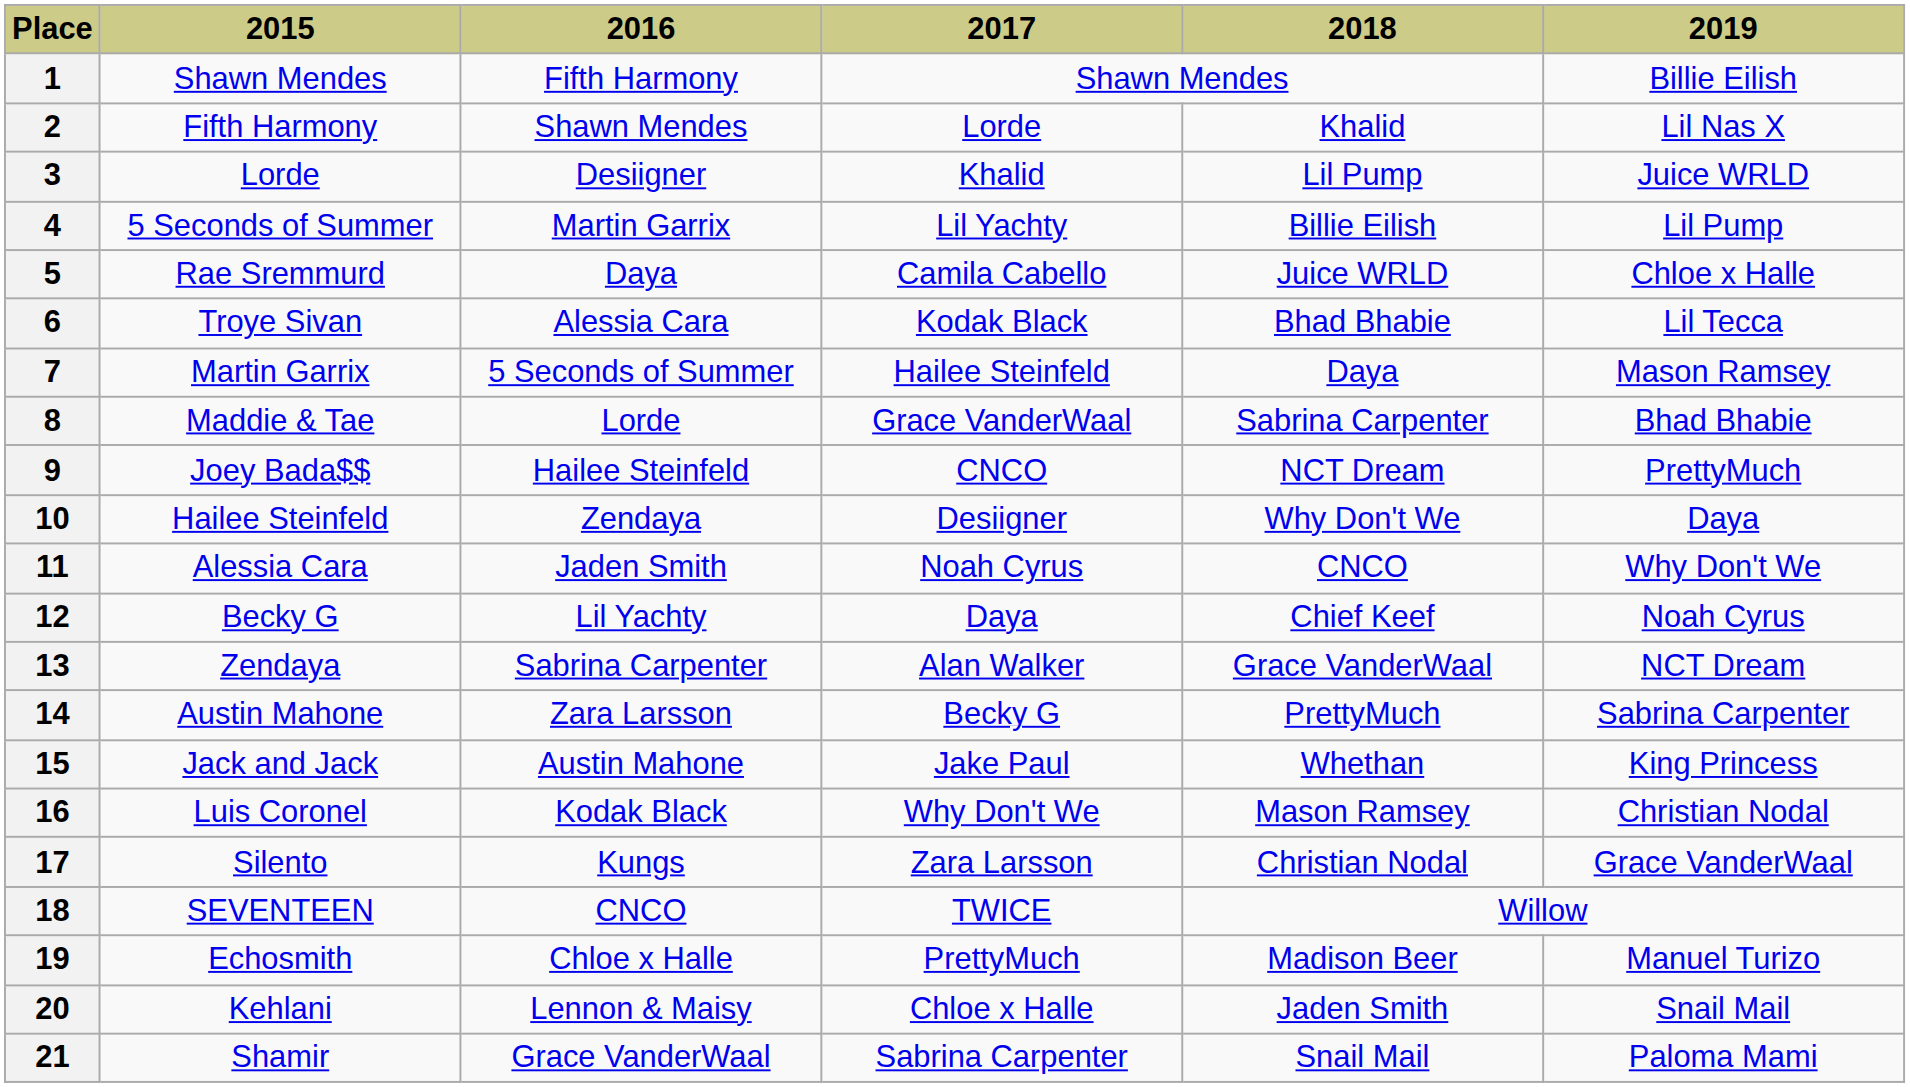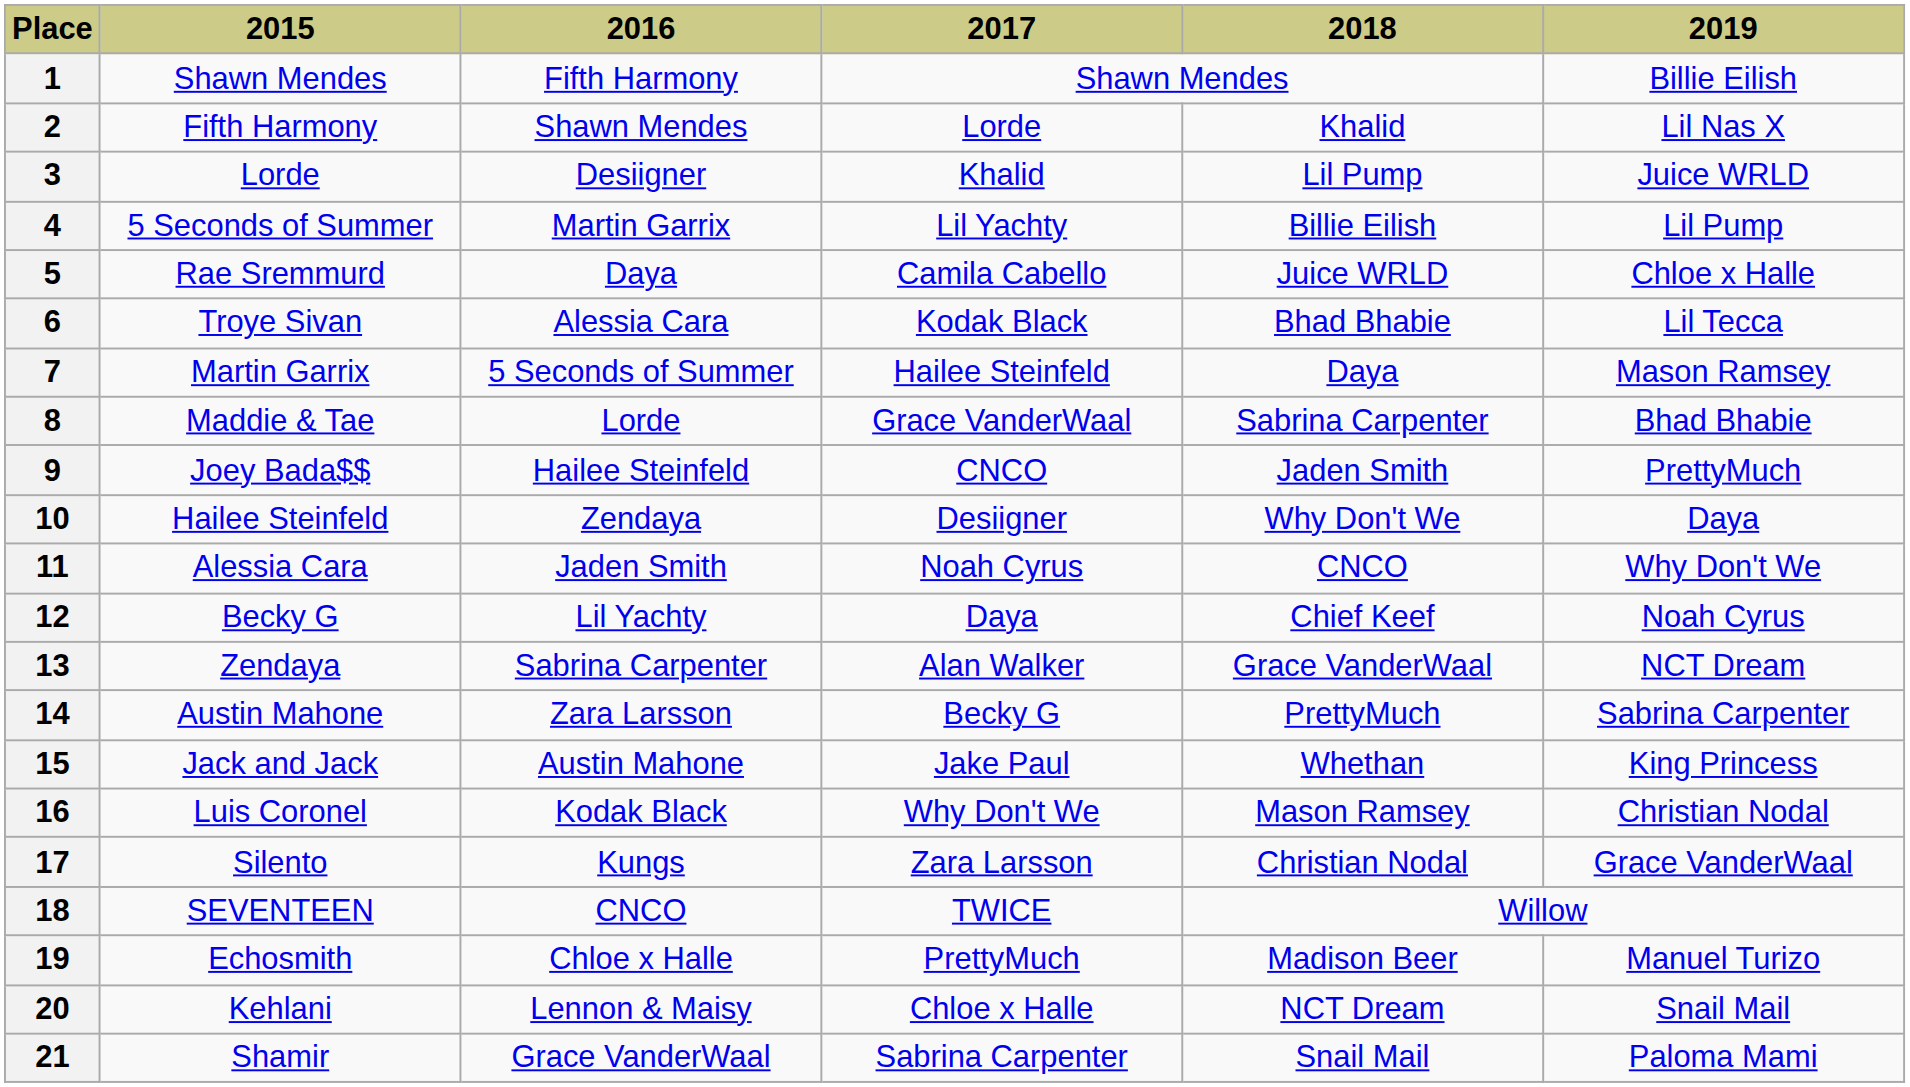(1362, 469) NCT Dream -> (1362, 469) Jaden Smith
(1362, 1008) Jaden Smith -> (1362, 1008) NCT Dream
